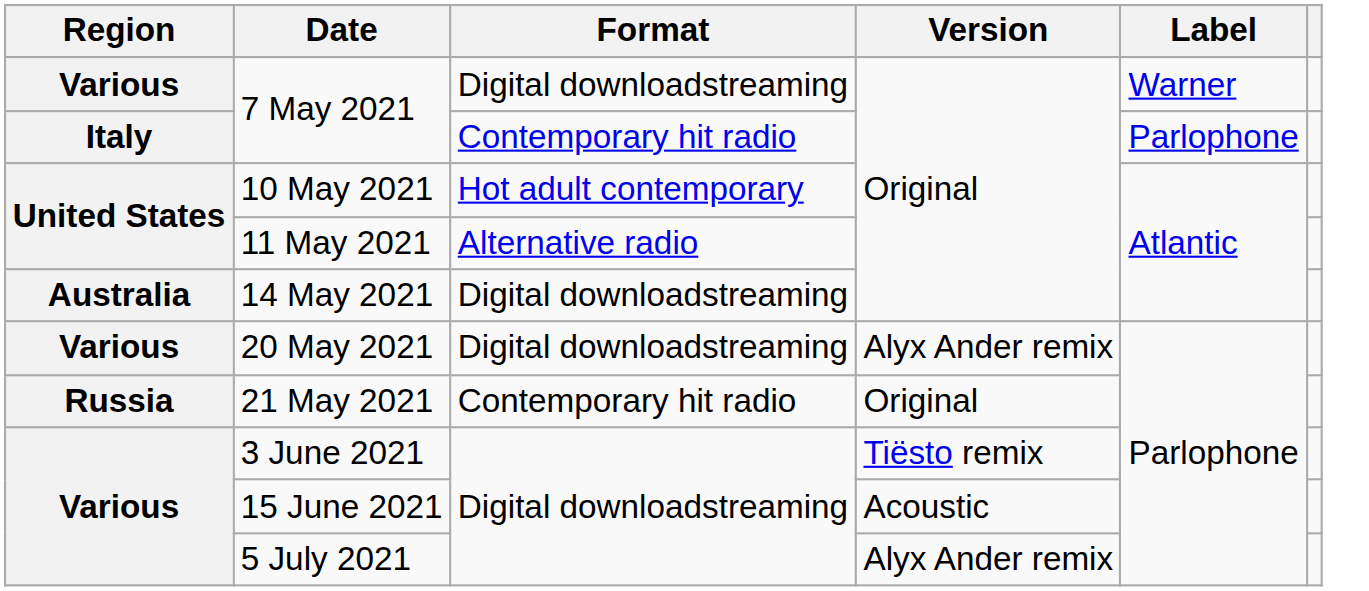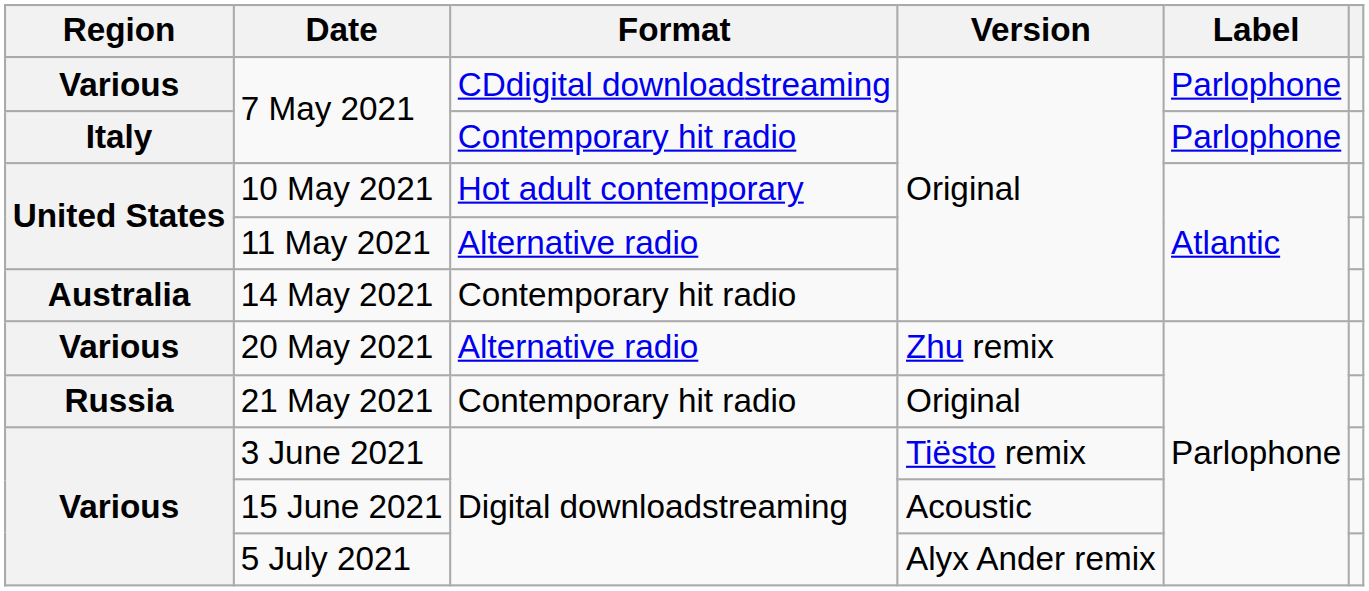(653, 83) Digital downloadstreaming -> (674, 83) CDdigital downloadstreaming
(1182, 83) Warner -> (1256, 83) Parlophone
(653, 294) Digital downloadstreaming -> (627, 294) Contemporary hit radio
(653, 347) Digital downloadstreaming -> (578, 347) Alternative radio
(988, 347) Alyx Ander remix -> (980, 347) Zhu remix
